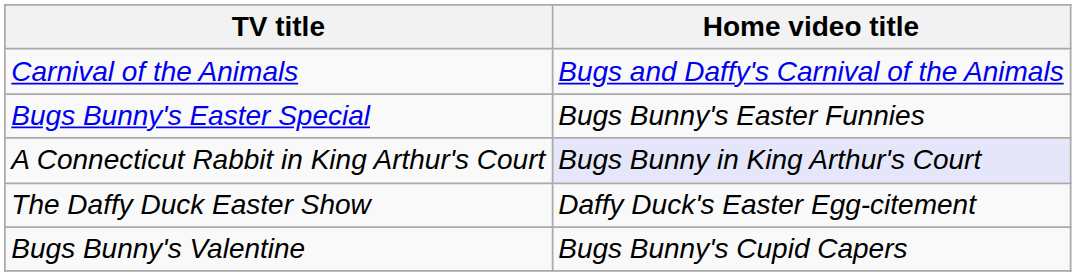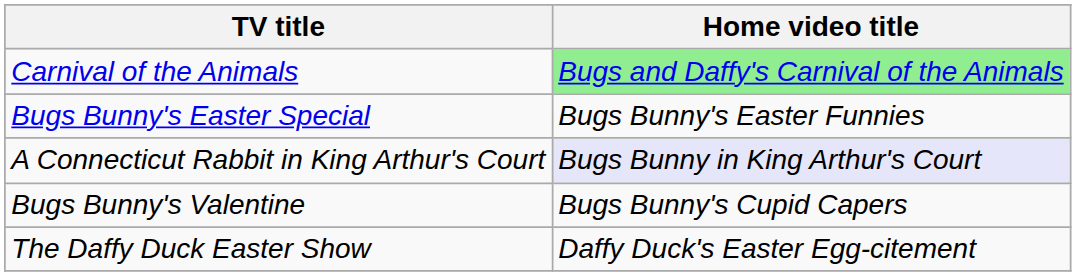(811, 71) no background -> (811, 71) lightgreen background
rows swapped: (158, 248) <-> (191, 204)
